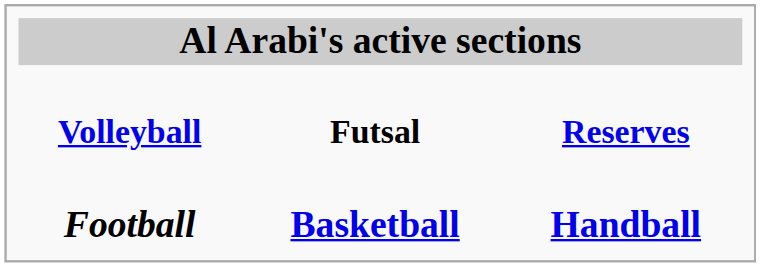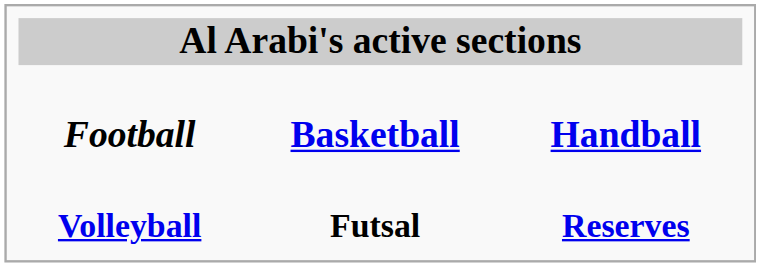rows swapped: (130, 224) <-> (130, 131)
